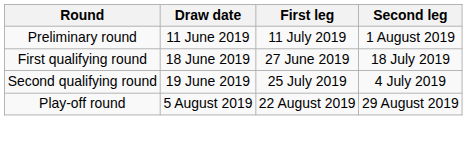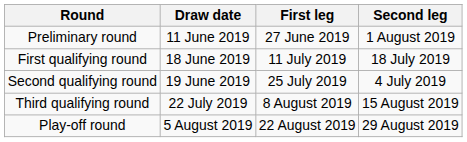(307, 37) 11 July 2019 -> (307, 37) 27 June 2019
(307, 59) 27 June 2019 -> (307, 59) 11 July 2019
+ row: (82, 103)
